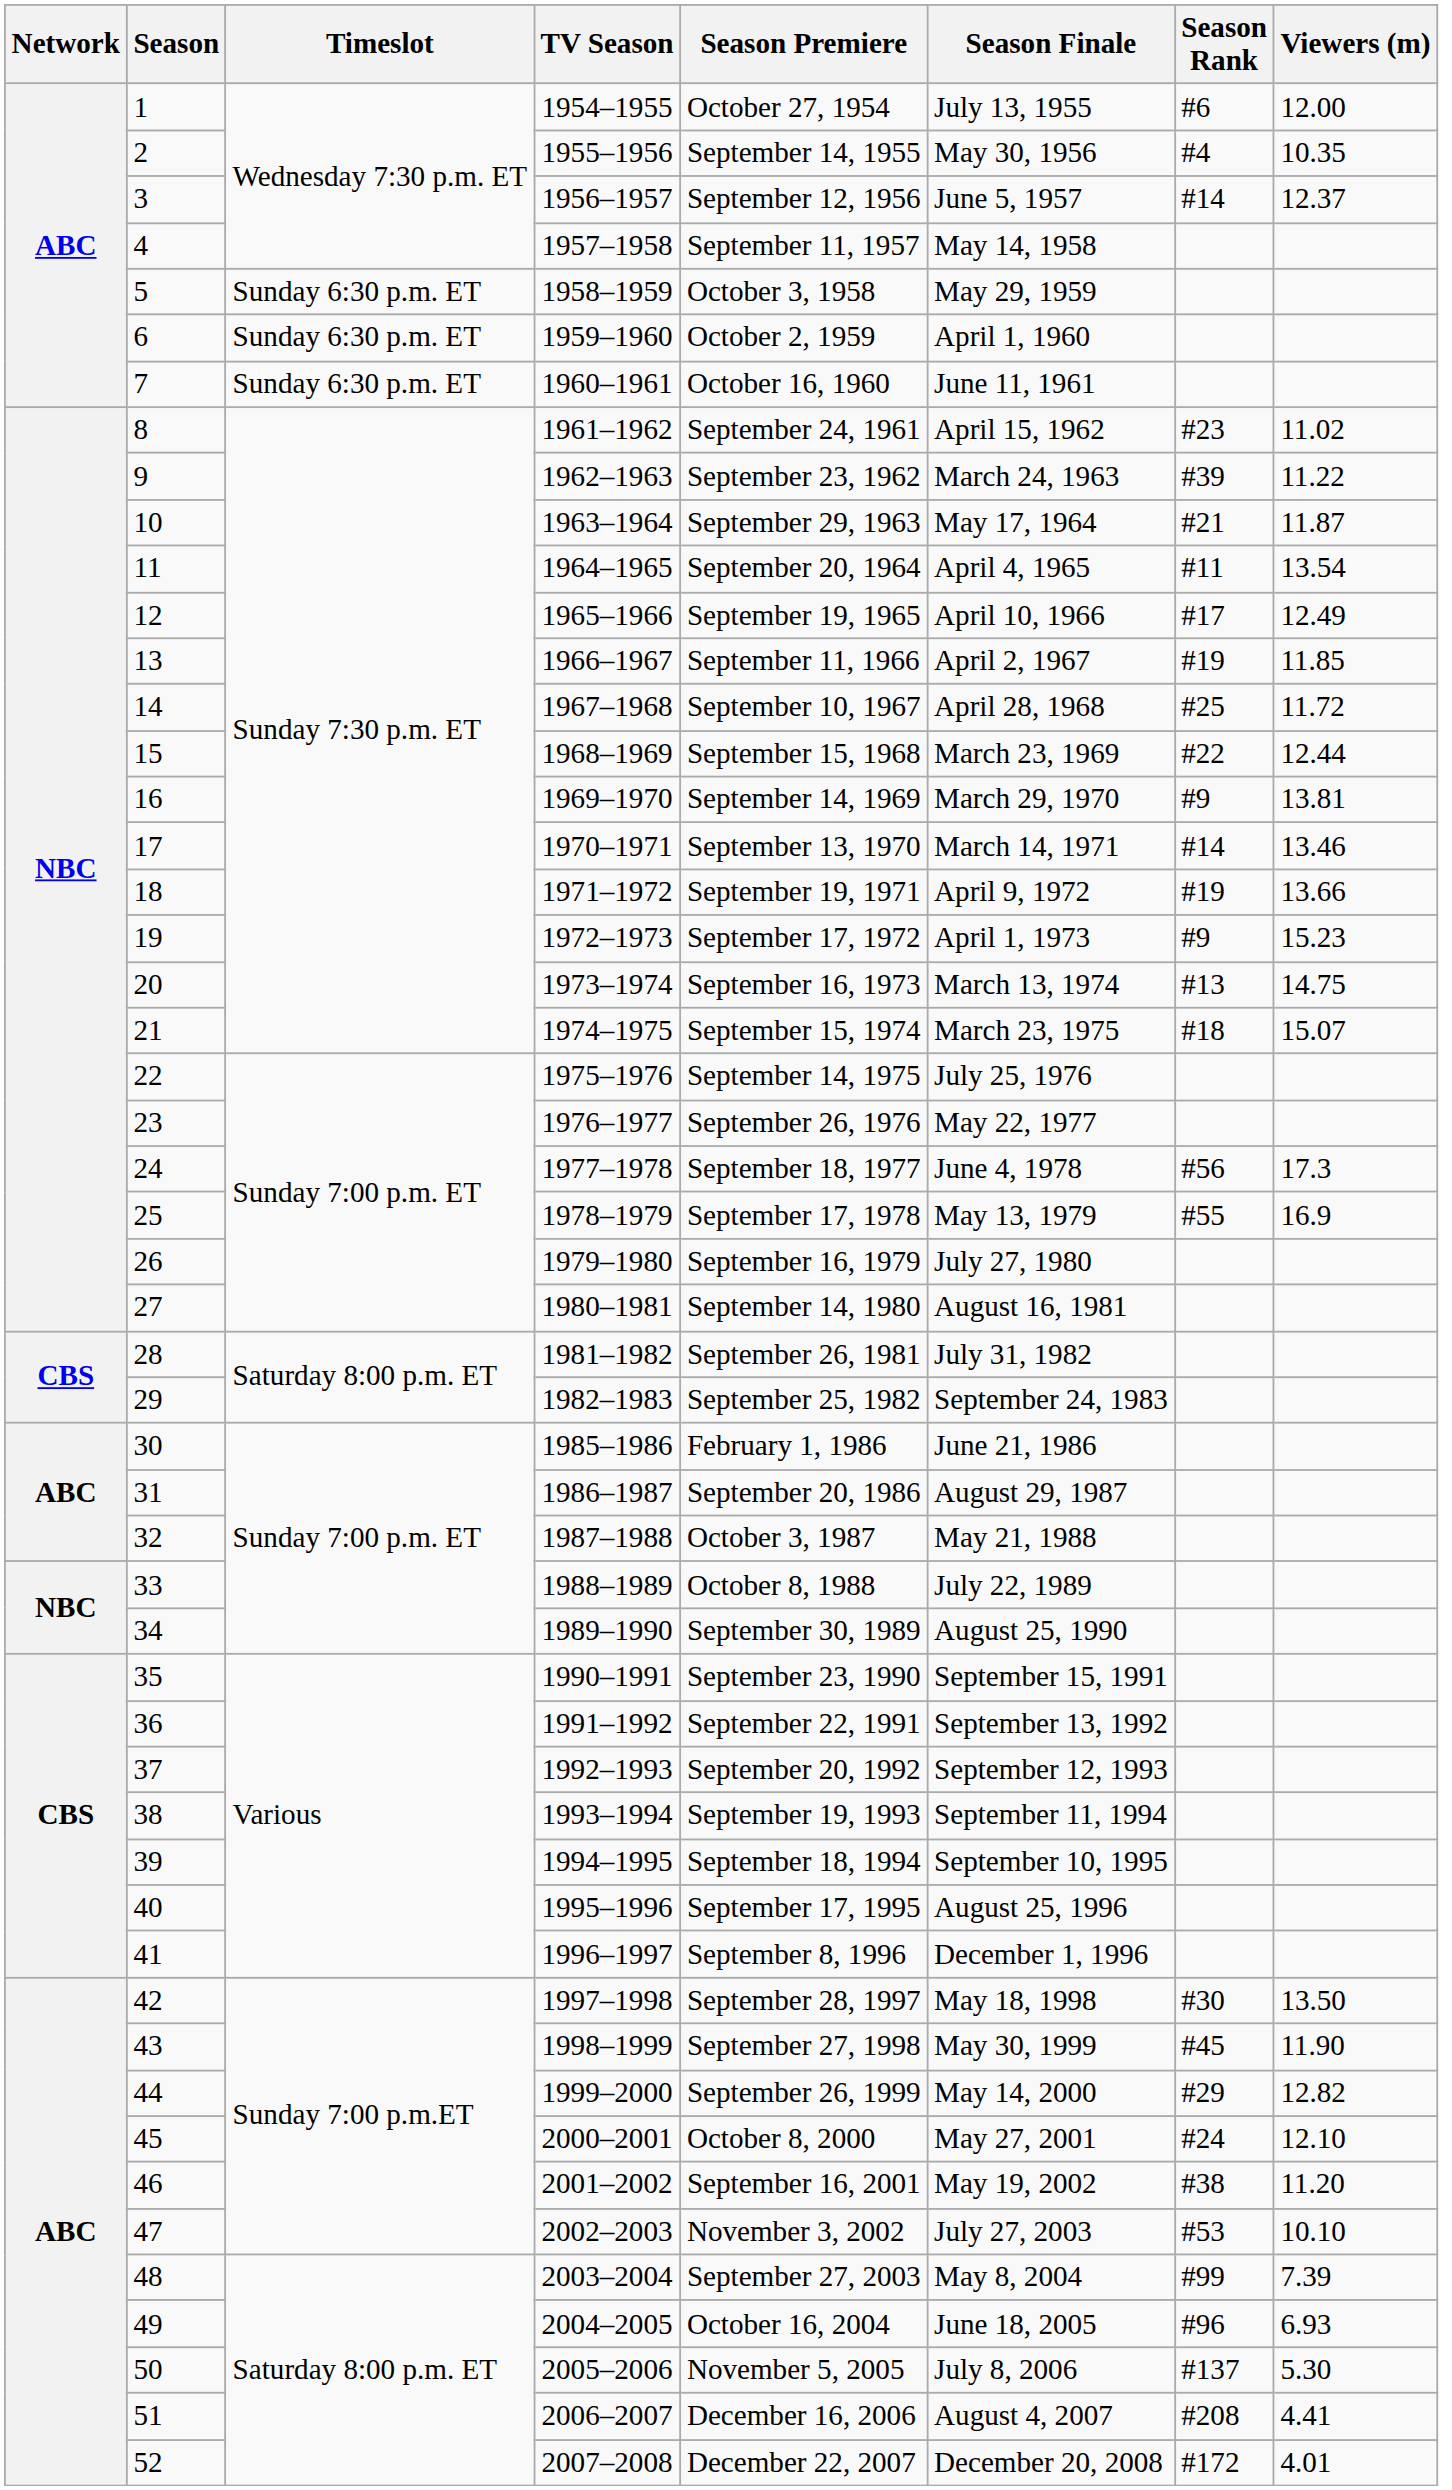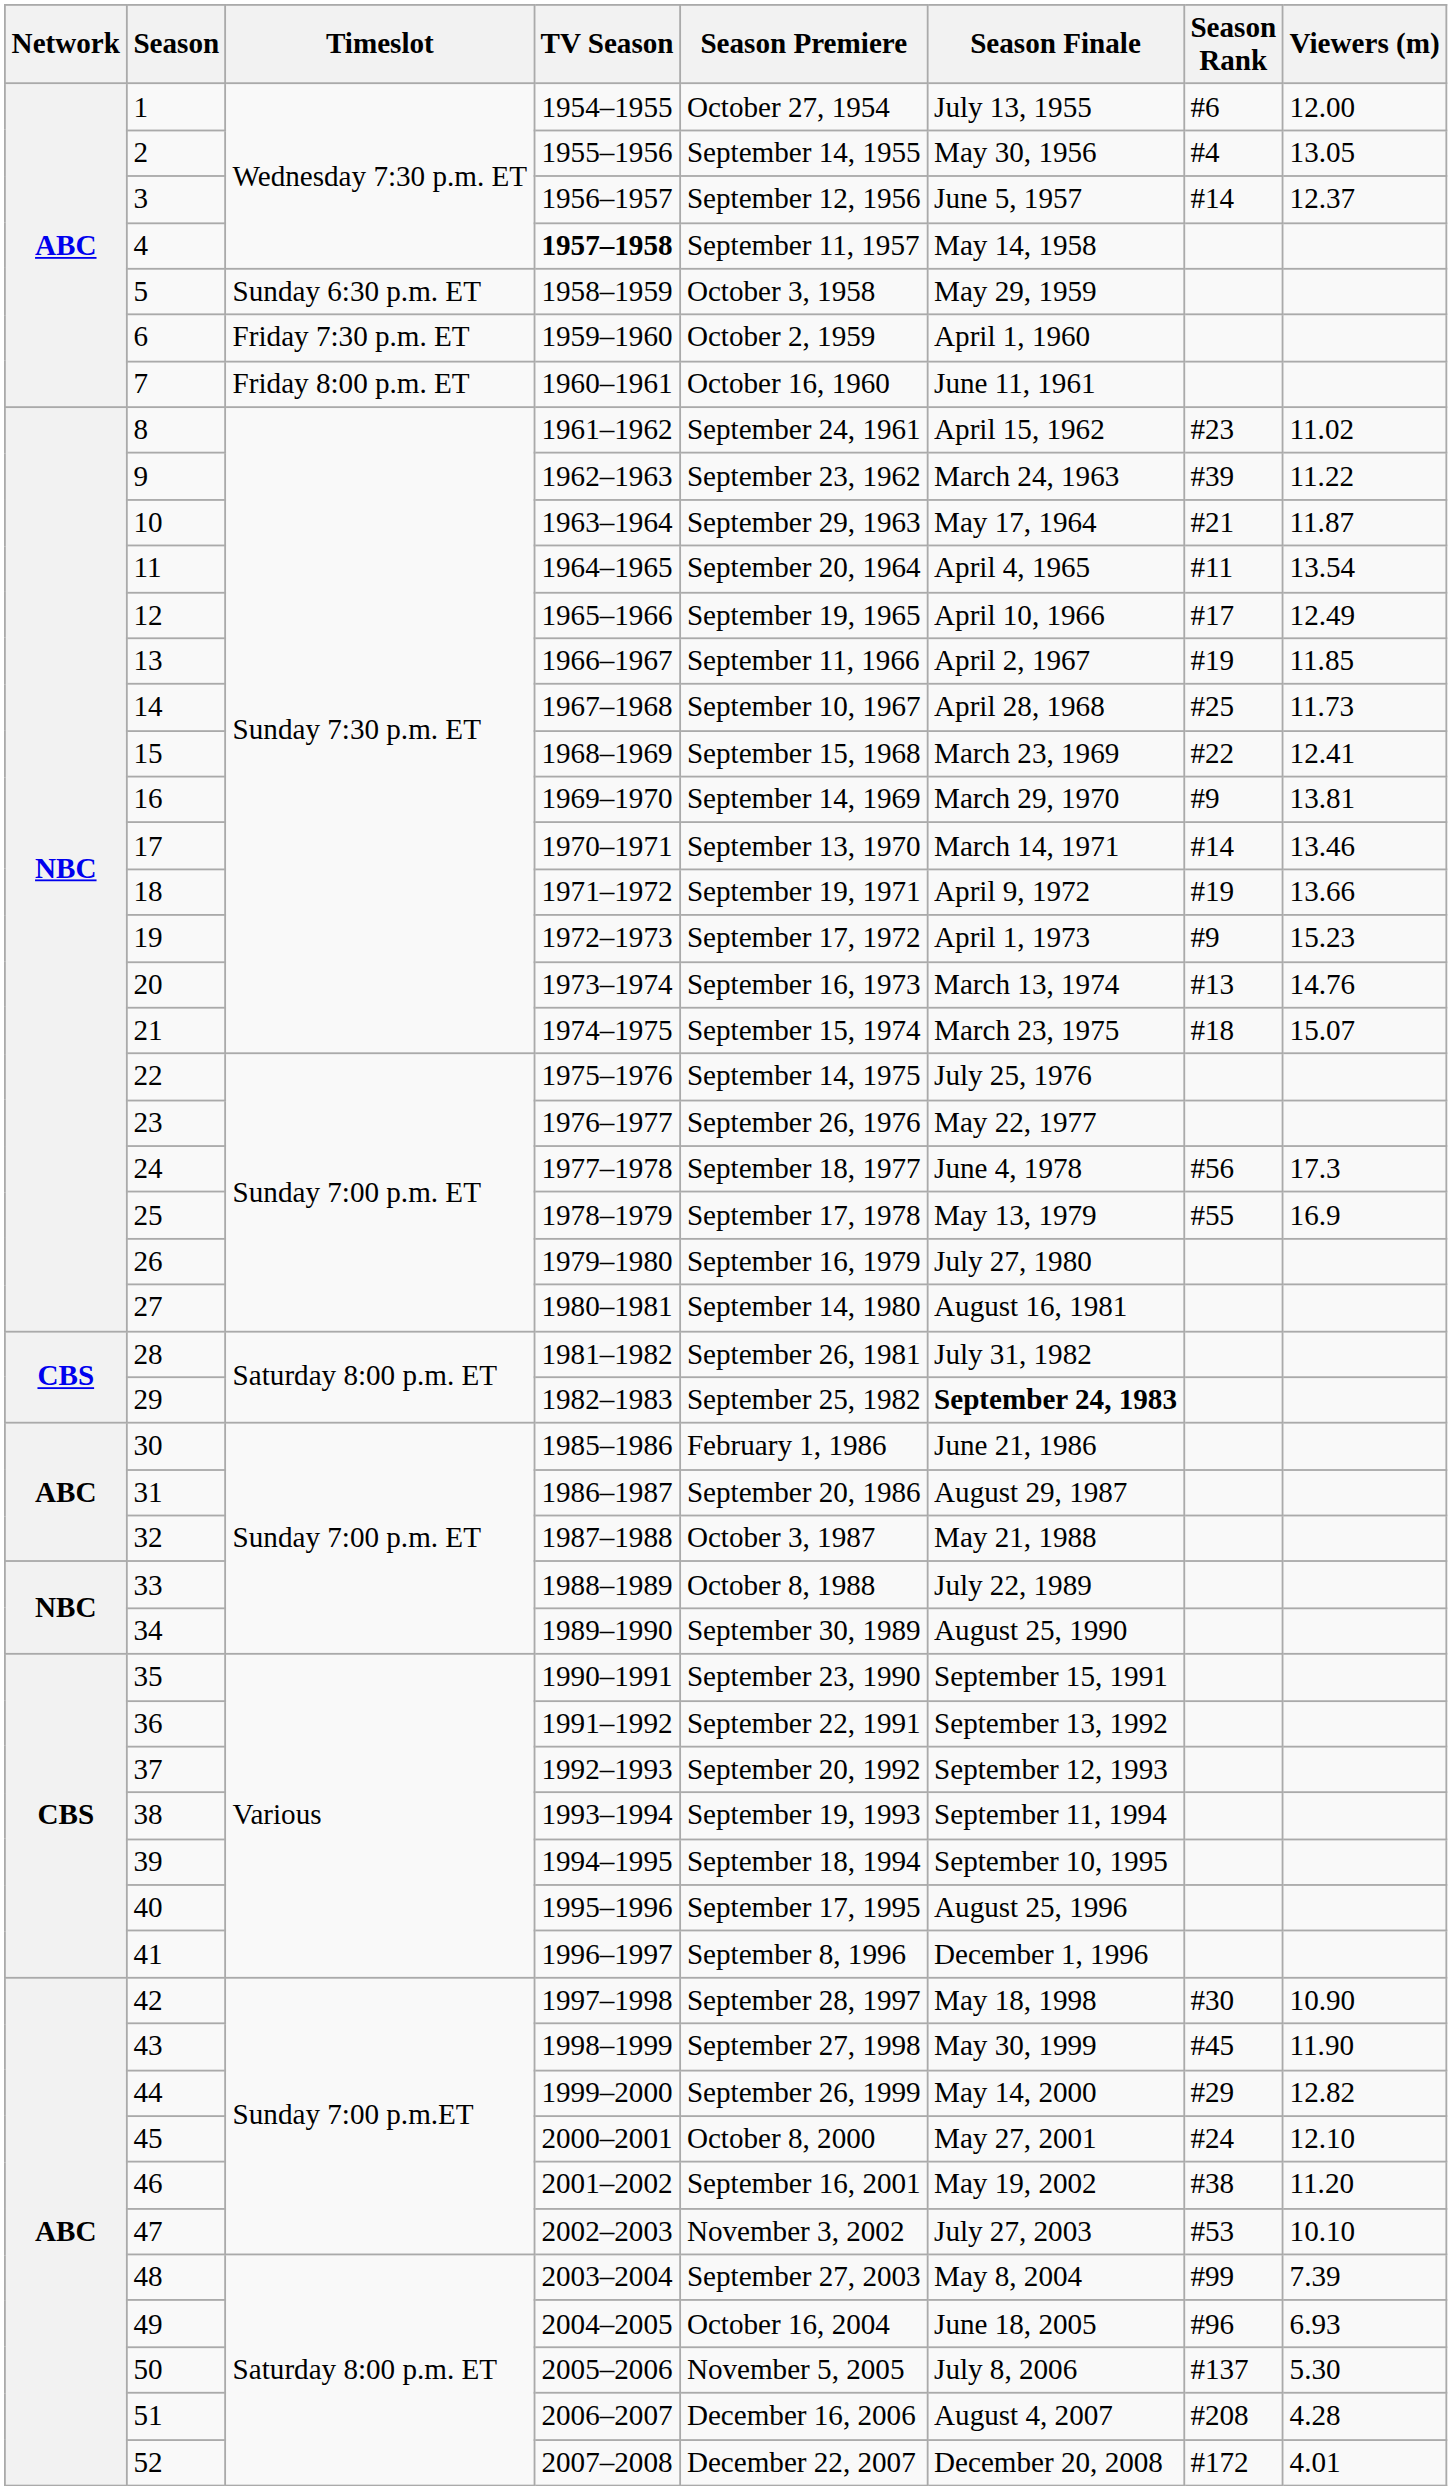(1313, 152) 10.35 -> (1322, 152) 13.05
(607, 245) normal -> (607, 245) bold
(357, 337) Sunday 6:30 p.m. ET -> (351, 337) Friday 7:30 p.m. ET
(357, 383) Sunday 6:30 p.m. ET -> (351, 383) Friday 8:00 p.m. ET
(1313, 706) 11.72 -> (1322, 706) 11.73
(1313, 753) 12.44 -> (1322, 753) 12.41
(1313, 984) 14.75 -> (1322, 984) 14.76
(1051, 1399) normal -> (1056, 1399) bold
(1313, 2000) 13.50 -> (1322, 2000) 10.90
(1306, 2415) 4.41 -> (1315, 2415) 4.28
